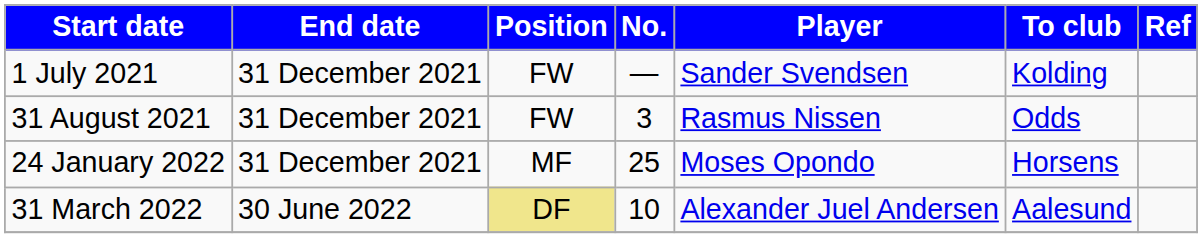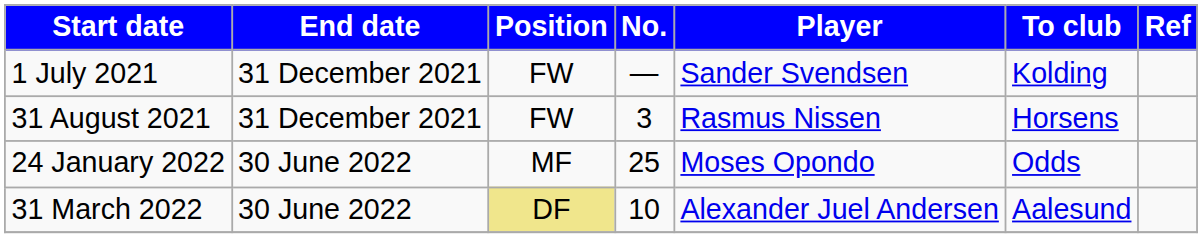(1046, 118) Odds -> (1065, 118) Horsens
(360, 163) 31 December 2021 -> (325, 163) 30 June 2022
(1065, 163) Horsens -> (1046, 163) Odds
